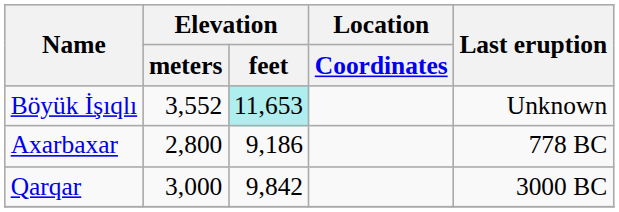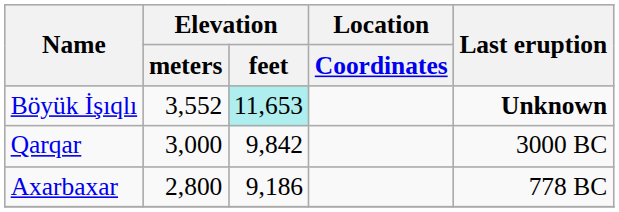(557, 105) normal -> (554, 105) bold
rows swapped: (64, 145) <-> (46, 186)
